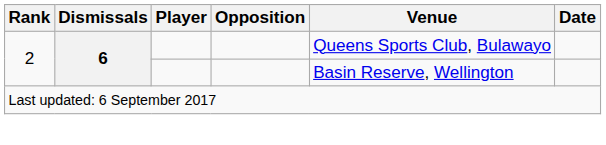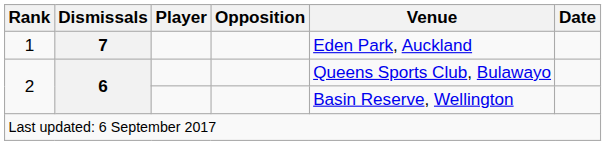+ row: (29, 45)
